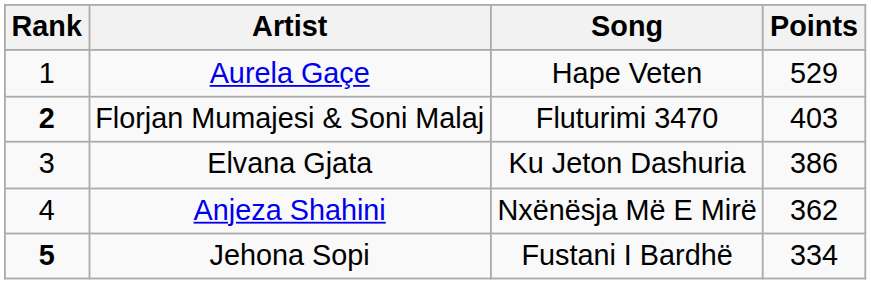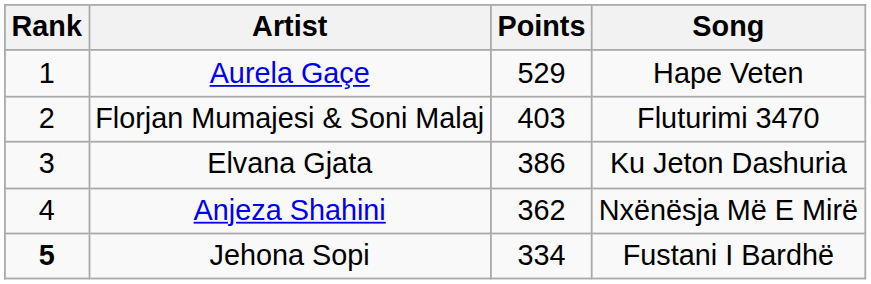columns swapped: (627, 27) <-> (814, 27)
(47, 118) bold -> (47, 118) normal
